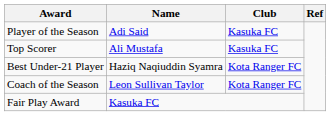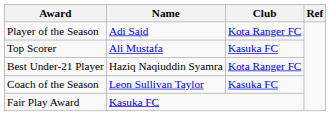(253, 31) Kasuka FC -> (265, 31) Kota Ranger FC
(265, 84) Kota Ranger FC -> (253, 84) Kasuka FC
